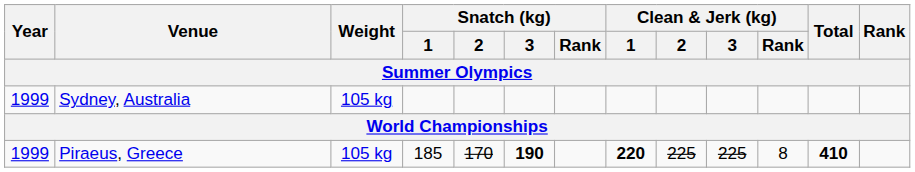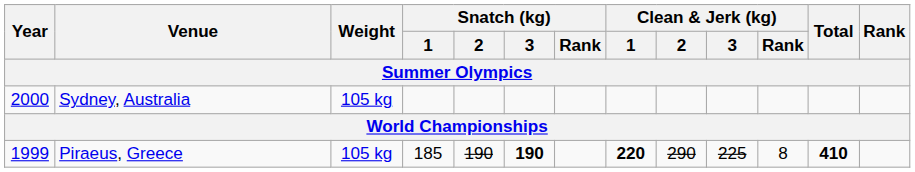(30, 99) 1999 -> (30, 99) 2000
(479, 153) 170 -> (479, 153) 190
(682, 153) 225 -> (682, 153) 290
